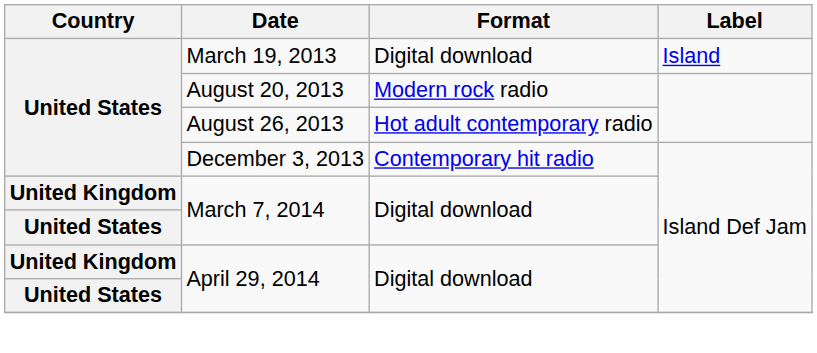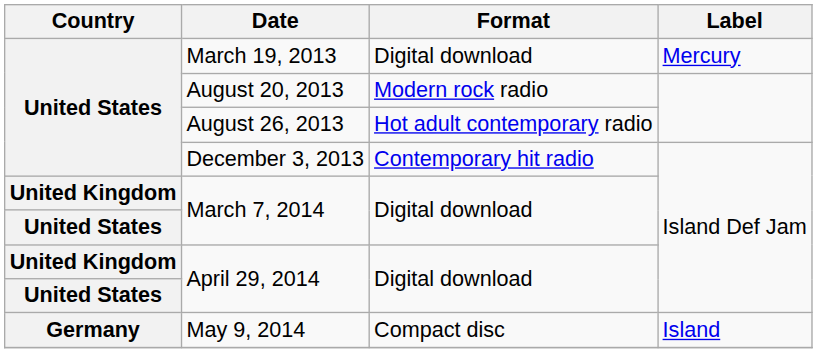(691, 55) Island -> (702, 55) Mercury
+ row: (246, 329)
